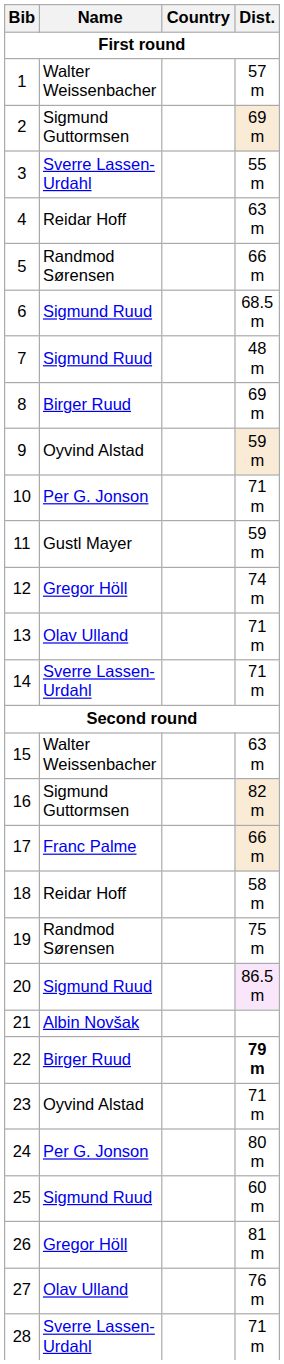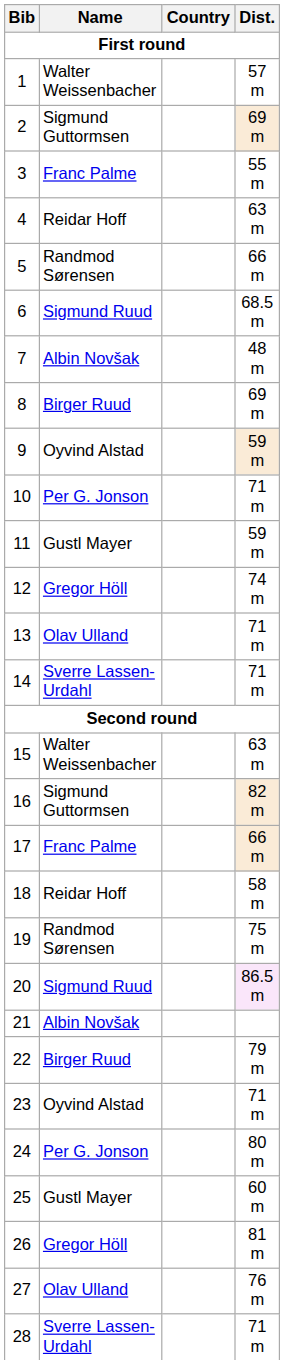(99, 173) Sverre Lassen-Urdahl -> (90, 173) Franc Palme
(98, 358) Sigmund Ruud -> (91, 358) Albin Novšak
(257, 1059) bold -> (257, 1059) normal
(98, 1197) Sigmund Ruud -> (87, 1197) Gustl Mayer
